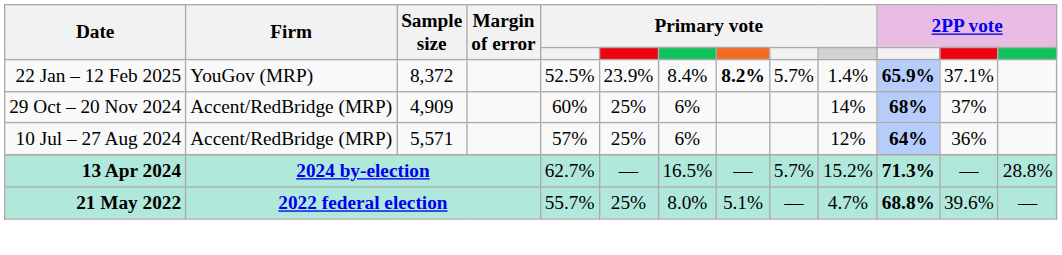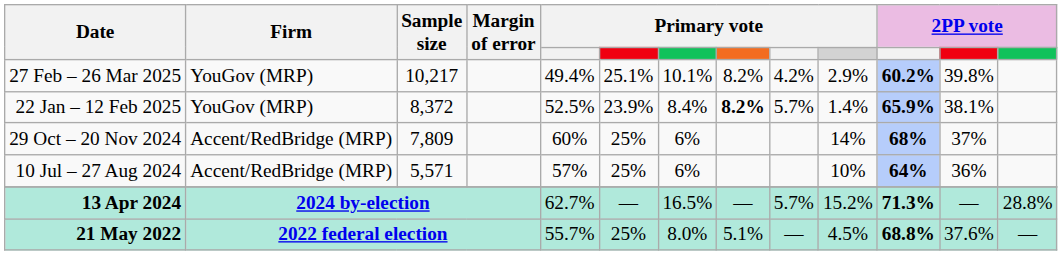+ row: (95, 75)
(969, 75) 37.1% -> (969, 107) 38.1%
(432, 107) 4,909 -> (432, 139) 7,809
(848, 139) 12% -> (848, 170) 10%
(848, 202) 4.7% -> (848, 234) 4.5%
(969, 202) 39.6% -> (969, 234) 37.6%
